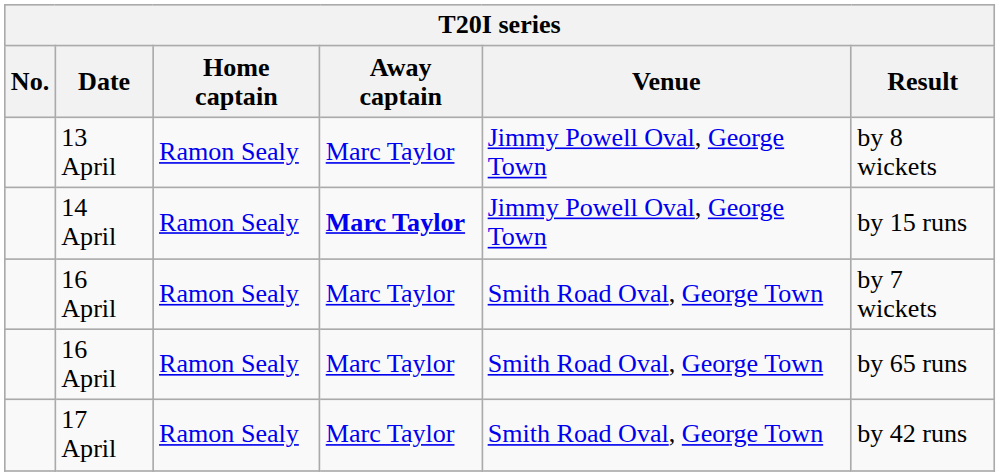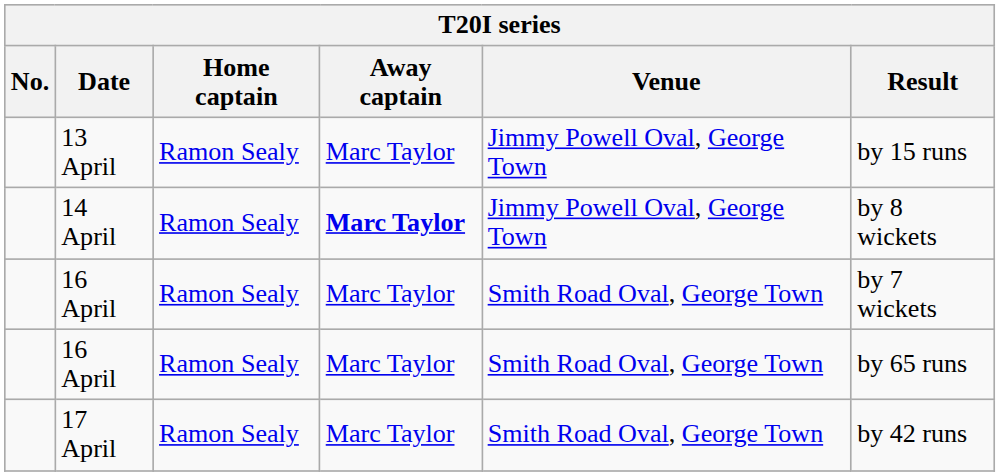(897, 151) by 8 wickets -> (912, 151) by 15 runs
(912, 222) by 15 runs -> (897, 222) by 8 wickets
